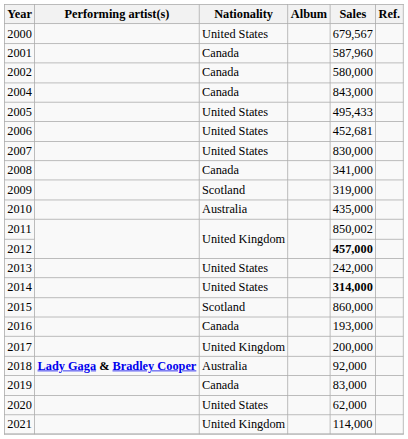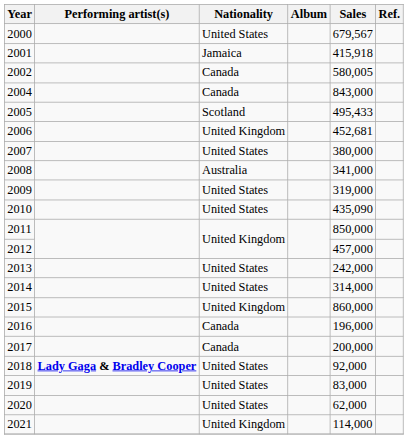(220, 53) Canada -> (222, 53) Jamaica
(353, 53) 587,960 -> (353, 53) 415,918
(353, 72) 580,000 -> (353, 72) 580,005
(235, 111) United States -> (224, 111) Scotland
(235, 131) United States -> (244, 131) United Kingdom
(353, 151) 830,000 -> (353, 151) 380,000
(220, 170) Canada -> (225, 170) Australia
(224, 190) Scotland -> (235, 190) United States
(225, 209) Australia -> (235, 209) United States
(353, 209) 435,000 -> (353, 209) 435,090
(353, 229) 850,002 -> (353, 229) 850,000
(353, 248) bold -> (353, 248) normal
(353, 287) bold -> (353, 287) normal
(224, 307) Scotland -> (244, 307) United Kingdom
(353, 326) 193,000 -> (353, 326) 196,000
(244, 346) United Kingdom -> (220, 346) Canada
(225, 365) Australia -> (235, 365) United States
(220, 385) Canada -> (235, 385) United States
